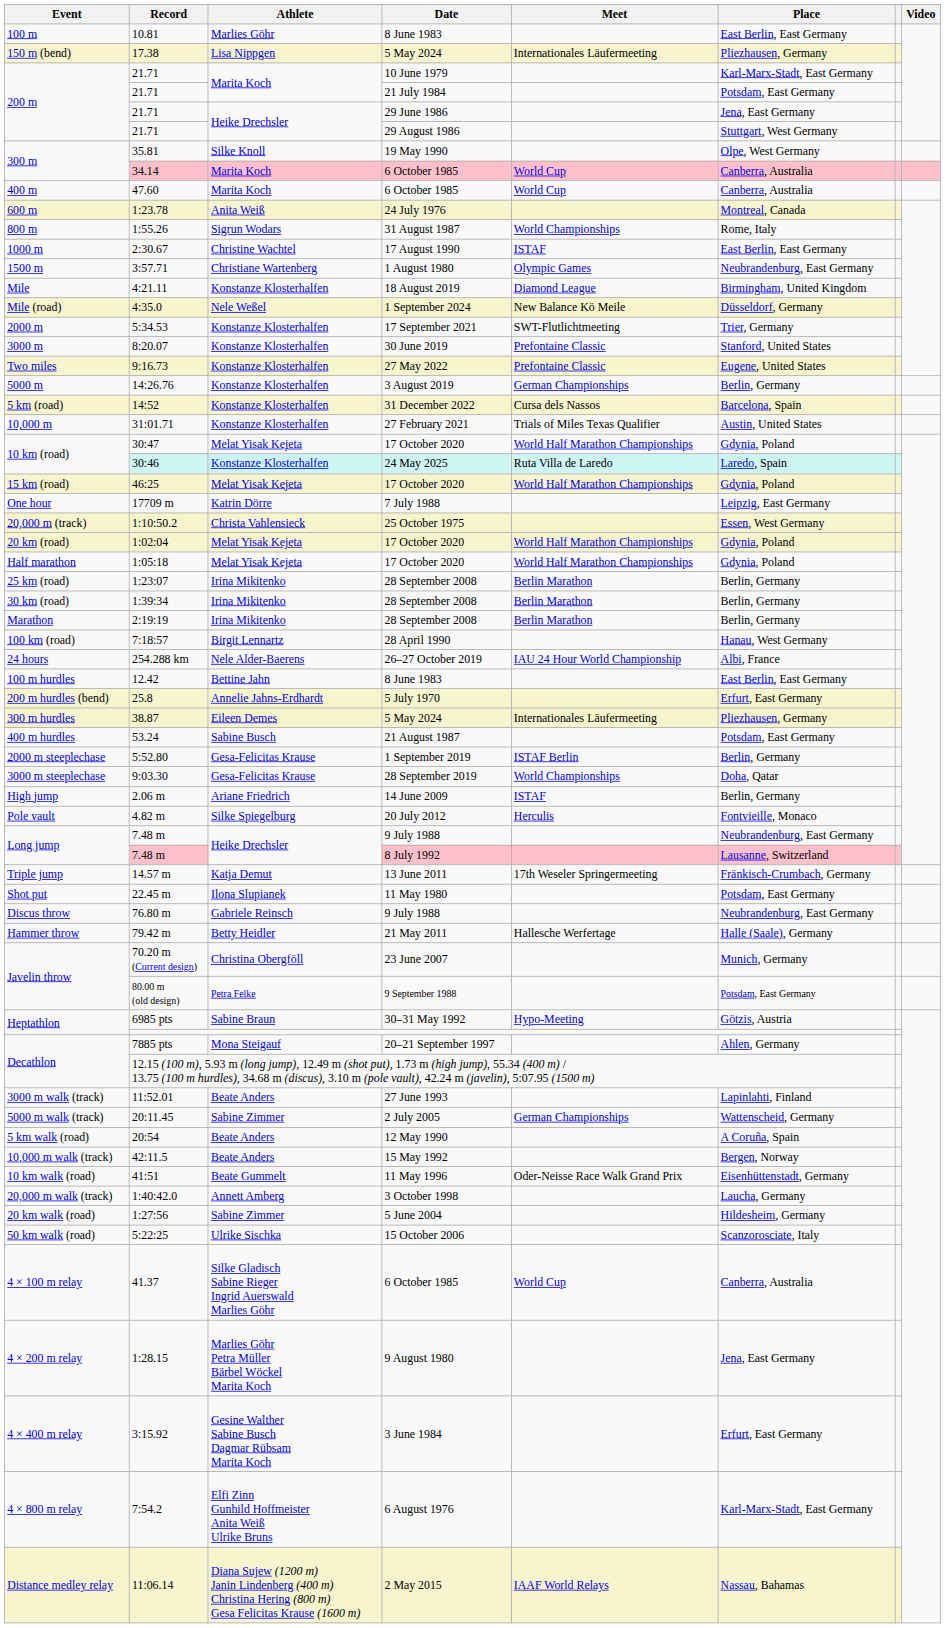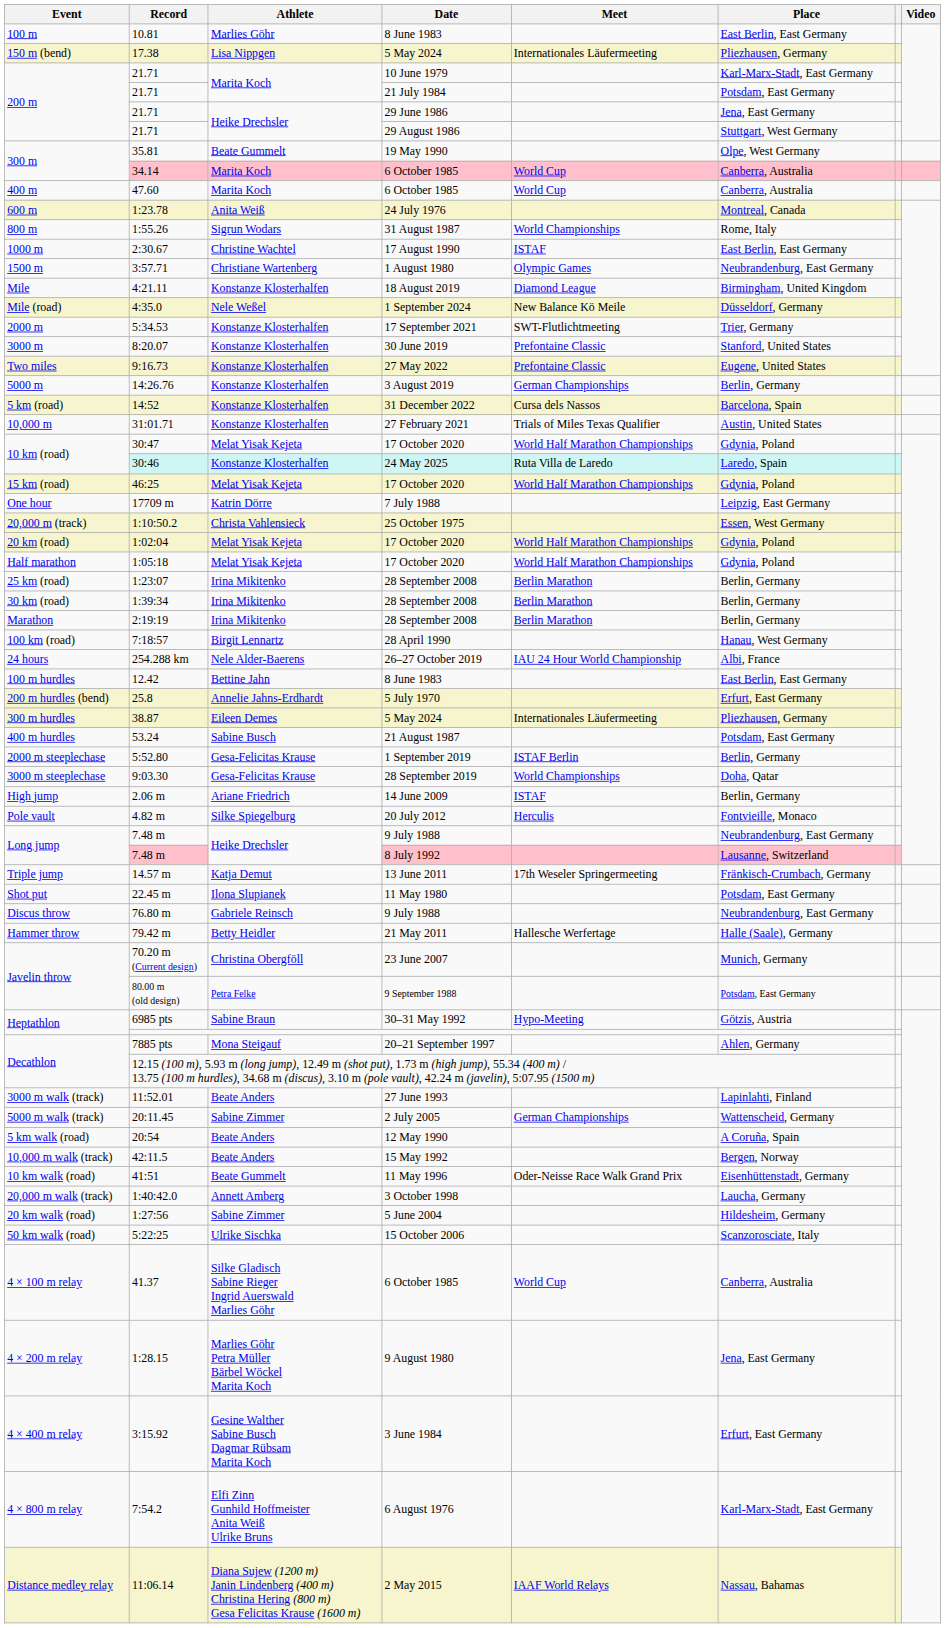(238, 151) Silke Knoll -> (248, 151) Beate Gummelt
